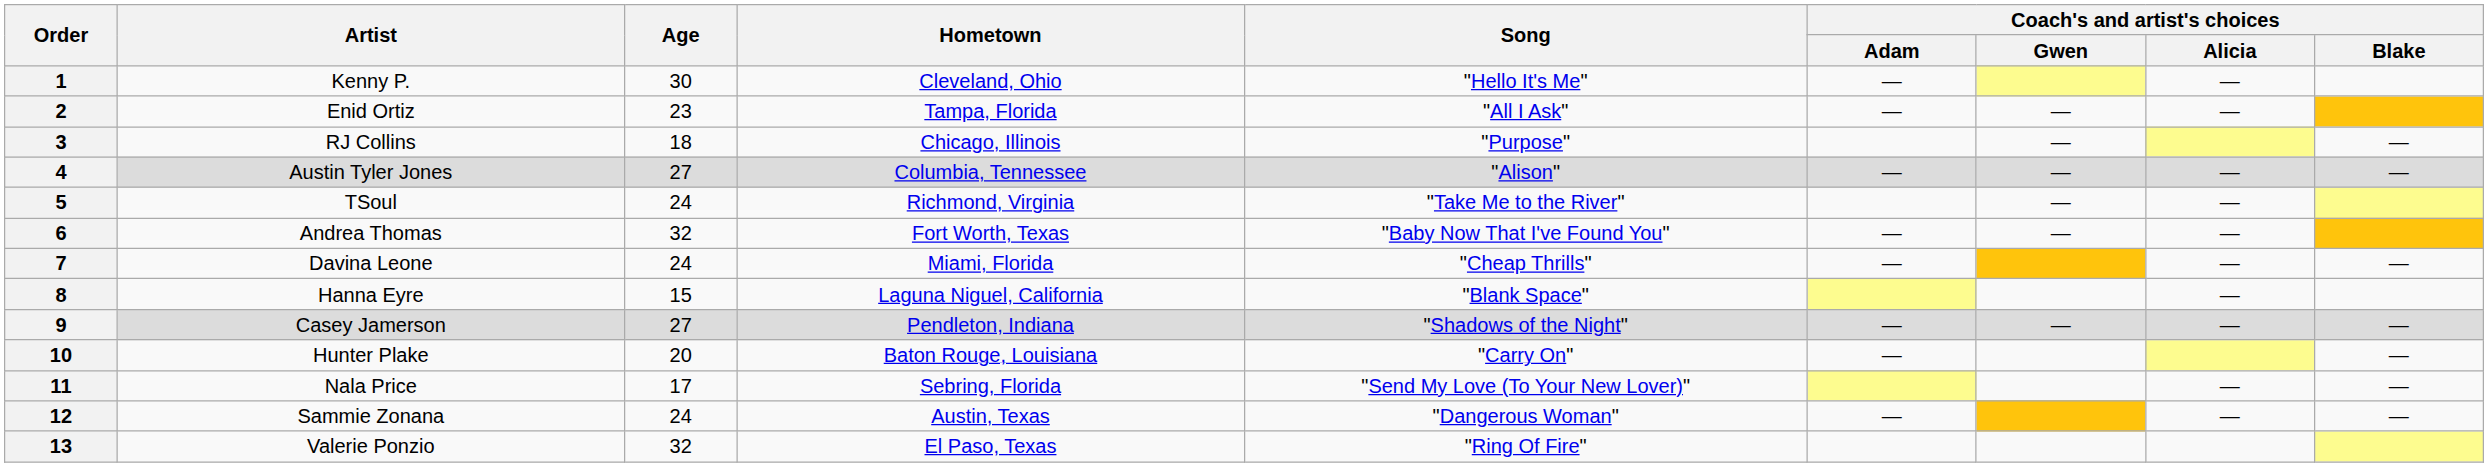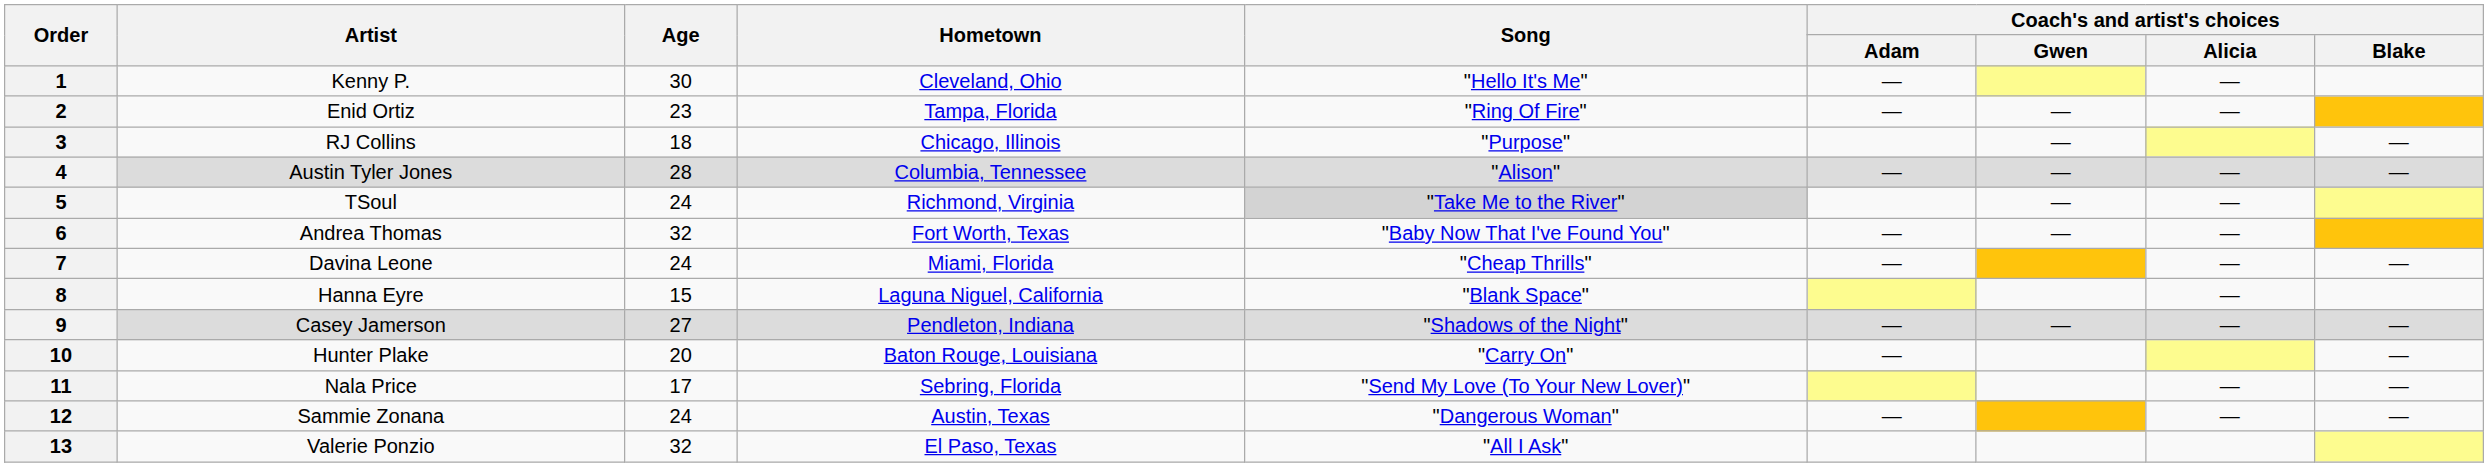(1526, 111) "All I Ask" -> (1526, 111) "Ring Of Fire"
(681, 172) 27 -> (681, 172) 28
(1526, 203) no background -> (1526, 203) lightgrey background
(1526, 446) "Ring Of Fire" -> (1526, 446) "All I Ask"
